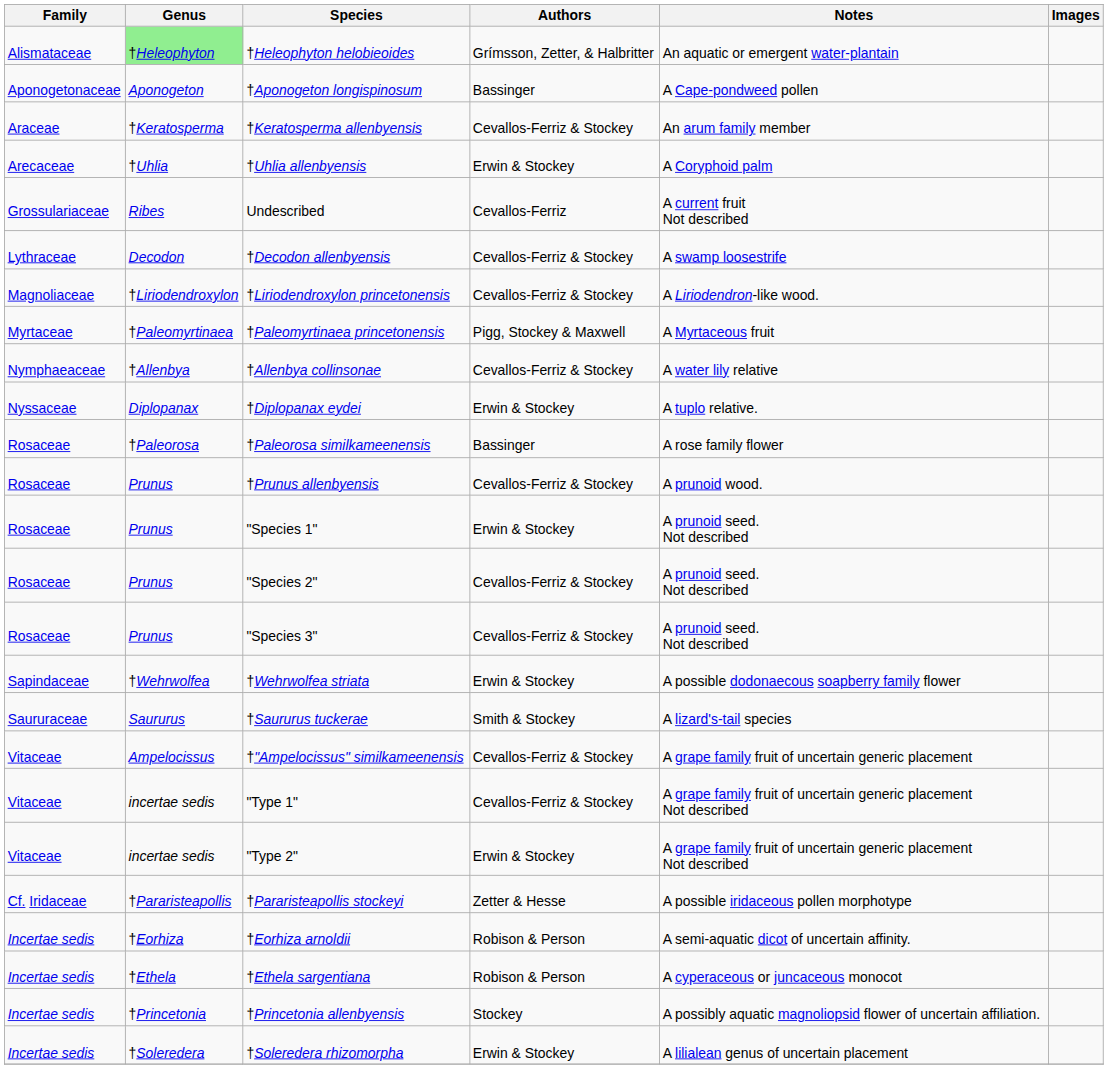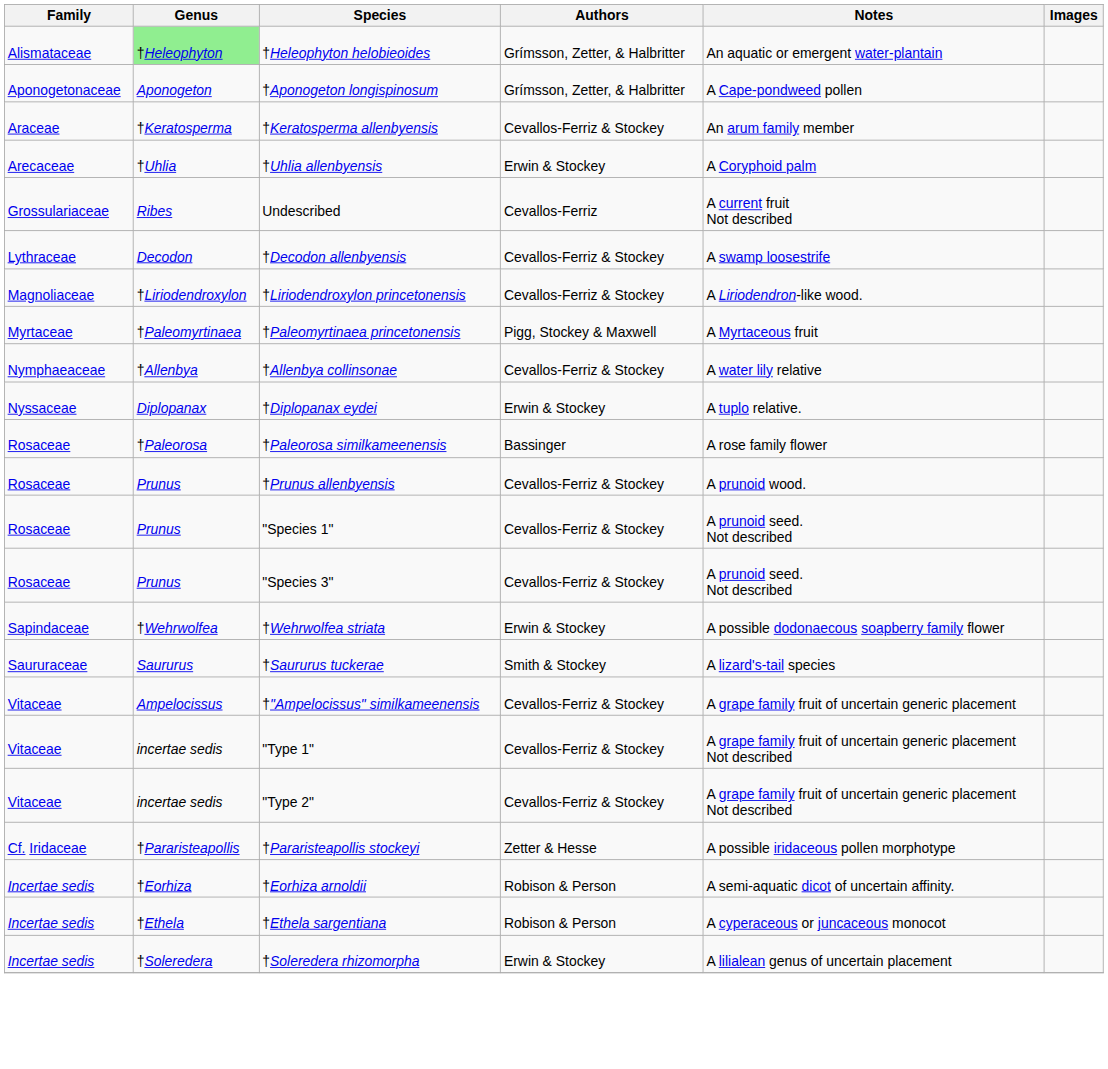(504, 91) Bassinger -> (594, 91) Grímsson, Zetter, & Halbritter
(524, 529) Erwin & Stockey -> (584, 529) Cevallos-Ferriz & Stockey
- row: (282, 582)
(524, 856) Erwin & Stockey -> (584, 802) Cevallos-Ferriz & Stockey
- row: (325, 1015)
